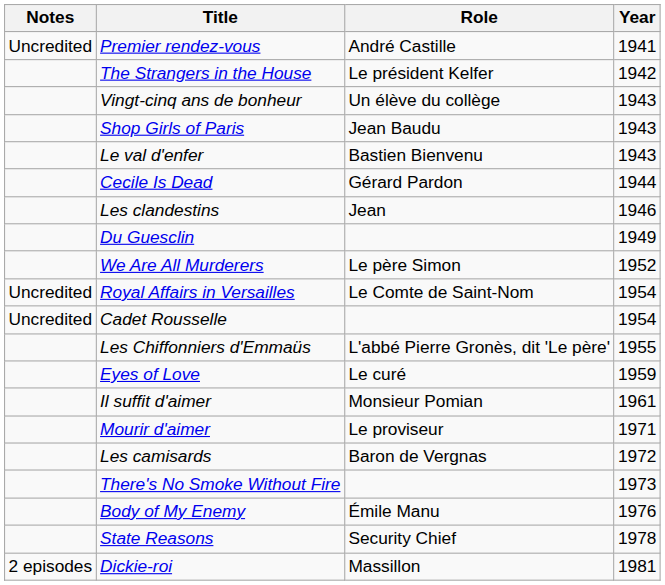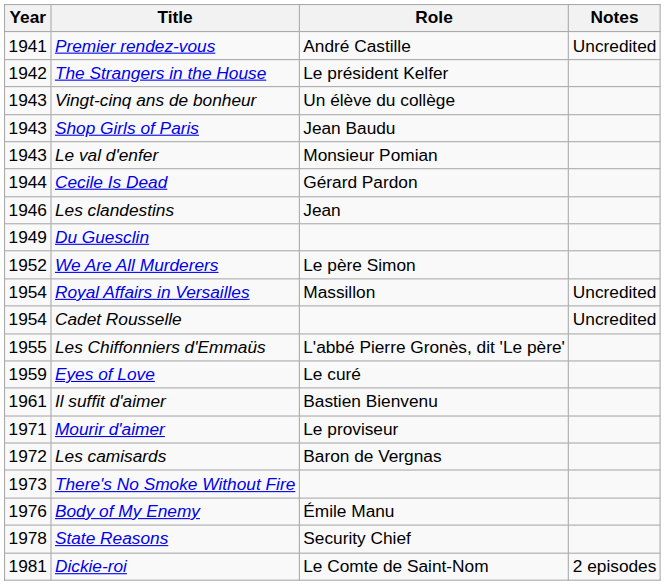columns swapped: (637, 18) <-> (50, 18)
(416, 155) Bastien Bienvenu -> (370, 155) Monsieur Pomian
(441, 292) Le Comte de Saint-Nom -> (339, 292) Massillon
(416, 401) Monsieur Pomian -> (370, 401) Bastien Bienvenu
(384, 566) Massillon -> (396, 566) Le Comte de Saint-Nom
